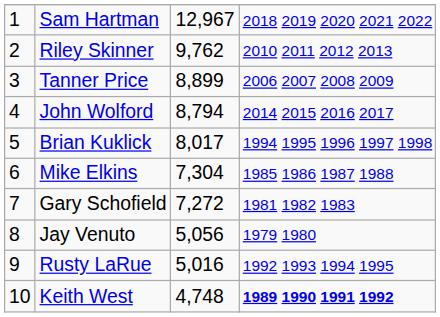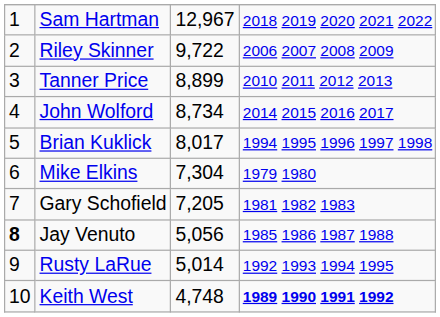(200, 50) 9,762 -> (200, 50) 9,722
(318, 51) 2010 2011 2012 2013 -> (318, 51) 2006 2007 2008 2009
(318, 81) 2006 2007 2008 2009 -> (318, 81) 2010 2011 2012 2013
(200, 111) 8,794 -> (200, 111) 8,734
(318, 173) 1985 1986 1987 1988 -> (279, 173) 1979 1980
(200, 204) 7,272 -> (200, 204) 7,205
(14, 234) normal -> (14, 234) bold
(279, 235) 1979 1980 -> (318, 235) 1985 1986 1987 1988
(200, 265) 5,016 -> (200, 265) 5,014
